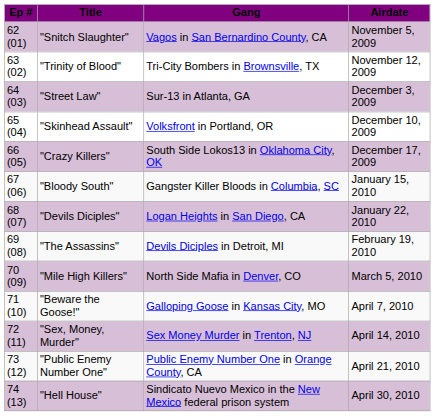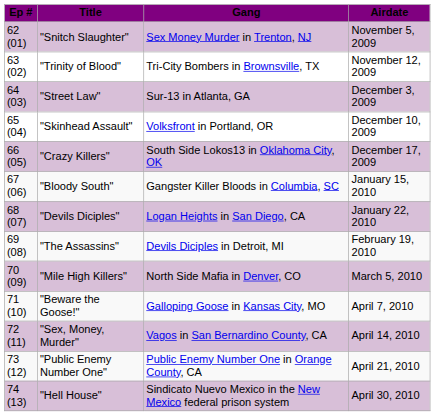(237, 36) Vagos in San Bernardino County, CA -> (229, 36) Sex Money Murder in Trenton, NJ
(229, 336) Sex Money Murder in Trenton, NJ -> (237, 336) Vagos in San Bernardino County, CA
